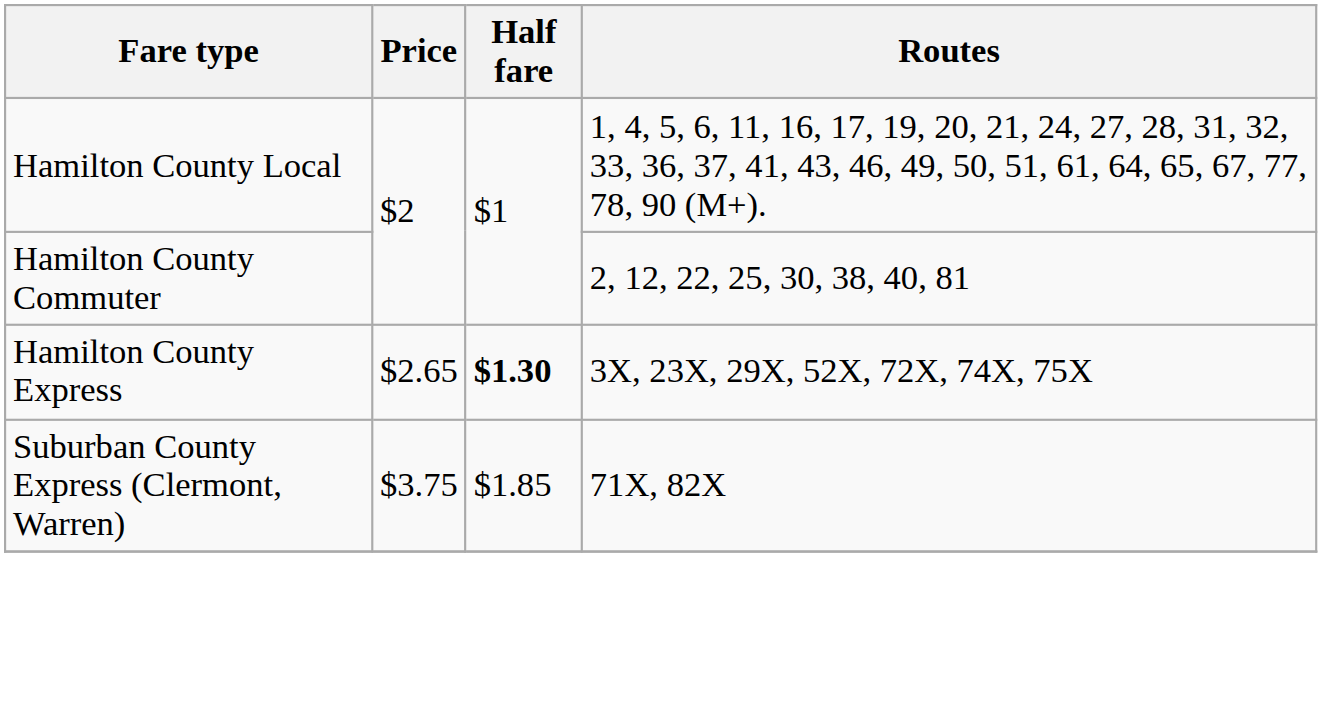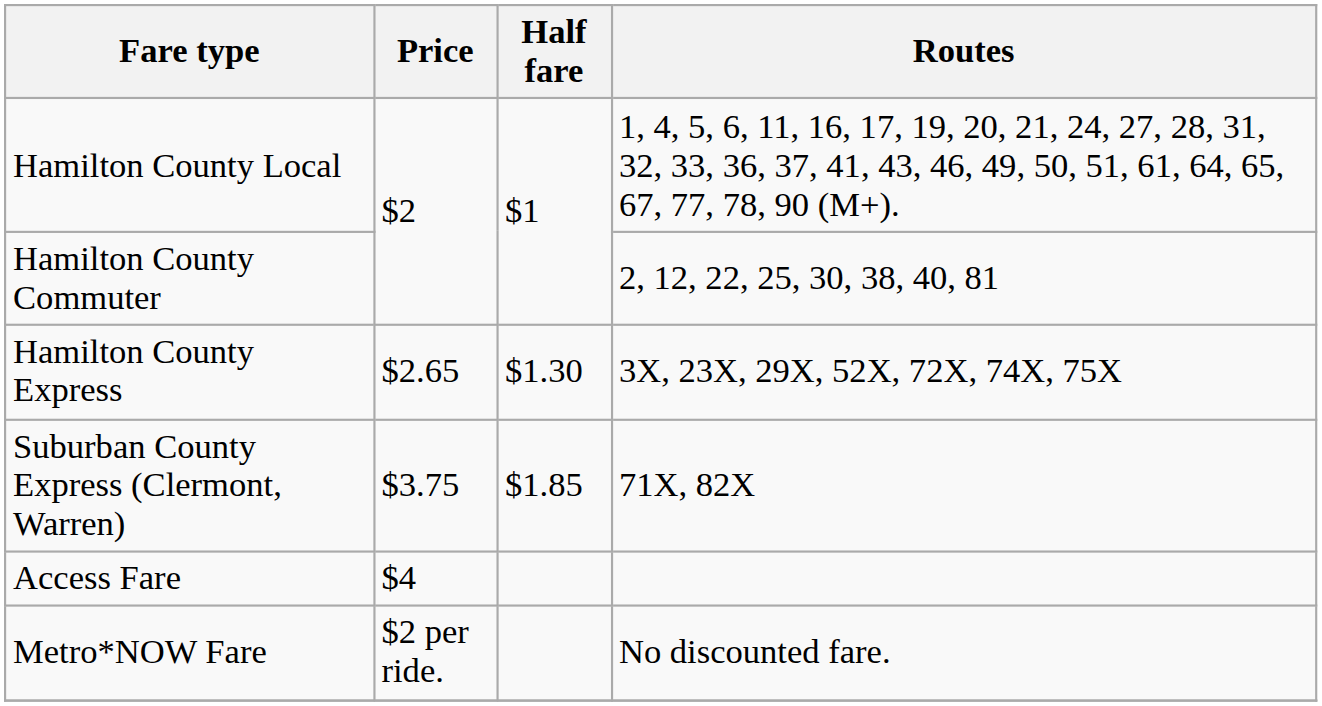(513, 371) bold -> (544, 371) normal
+ row: (97, 578)
+ row: (140, 652)
